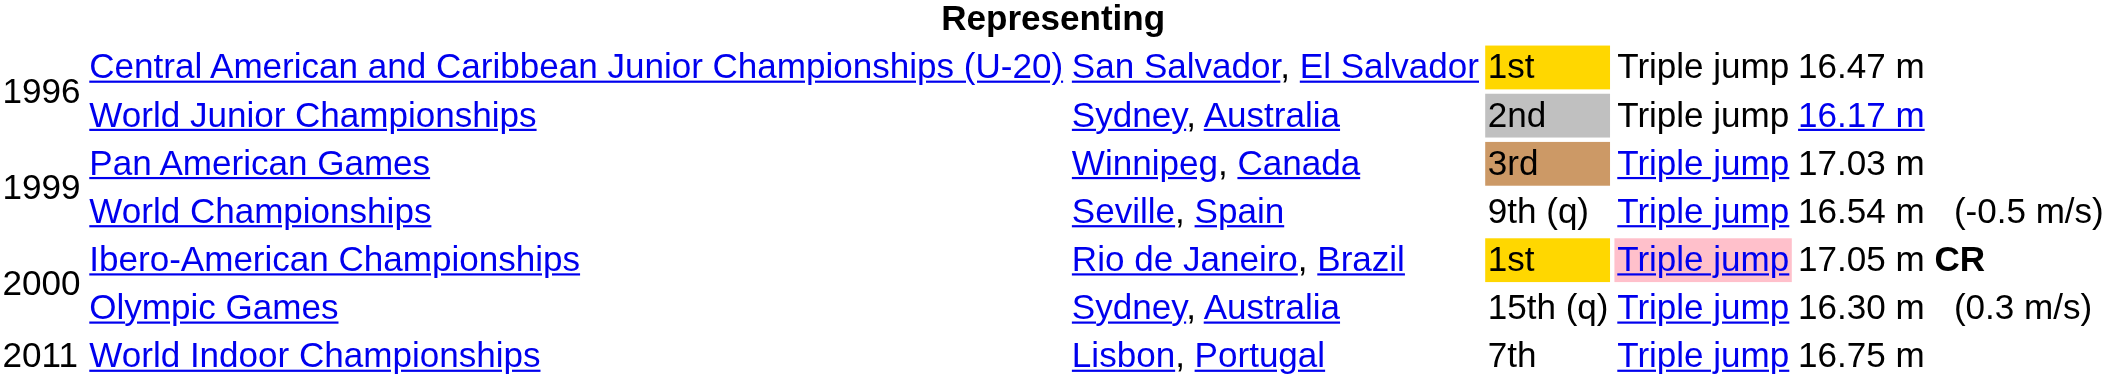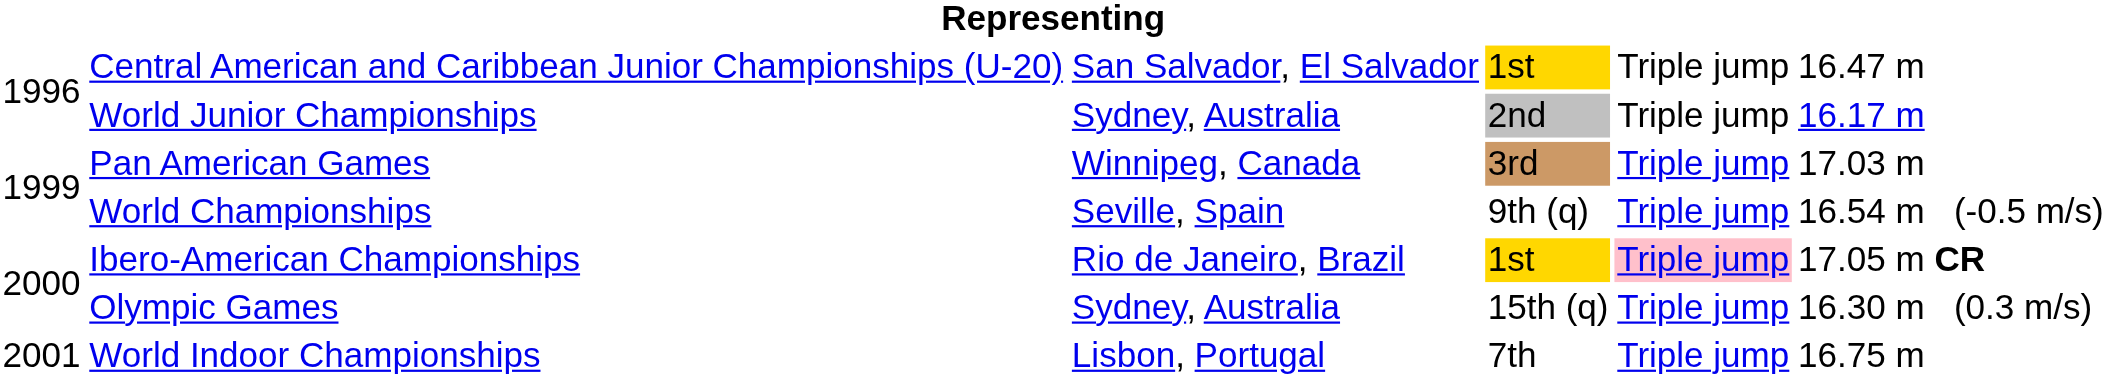(40, 355) 2011 -> (42, 355) 2001
